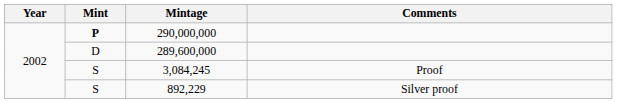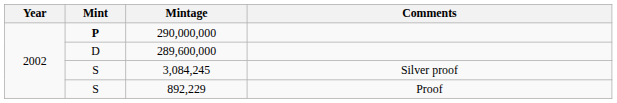(429, 70) Proof -> (429, 70) Silver proof
(429, 88) Silver proof -> (429, 88) Proof
